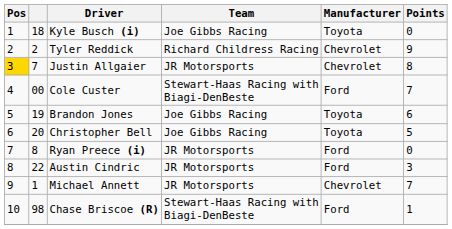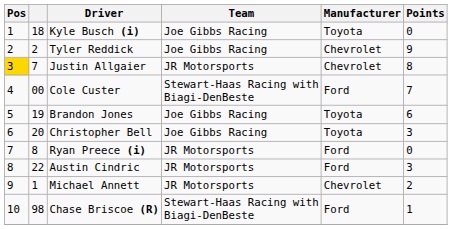(241, 48) Richard Childress Racing -> (216, 48) Joe Gibbs Racing
(409, 132) 5 -> (409, 132) 3
(409, 185) 7 -> (409, 185) 2
